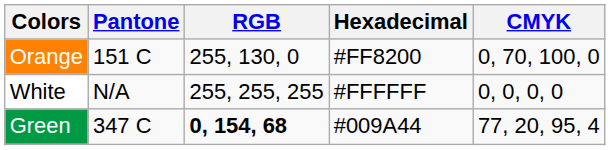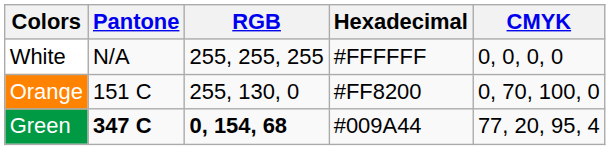rows swapped: (46, 56) <-> (38, 91)
(122, 126) normal -> (122, 126) bold
